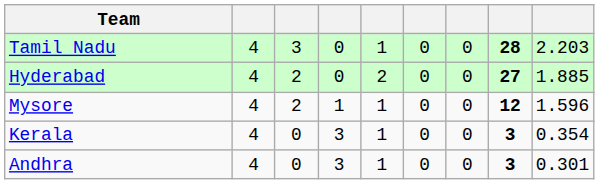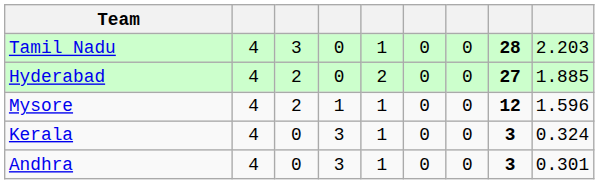(562, 135) 0.354 -> (562, 135) 0.324
